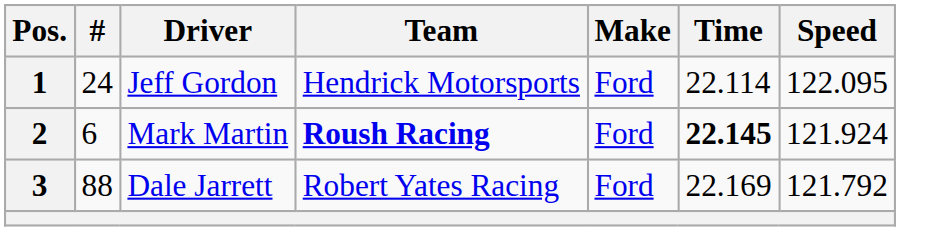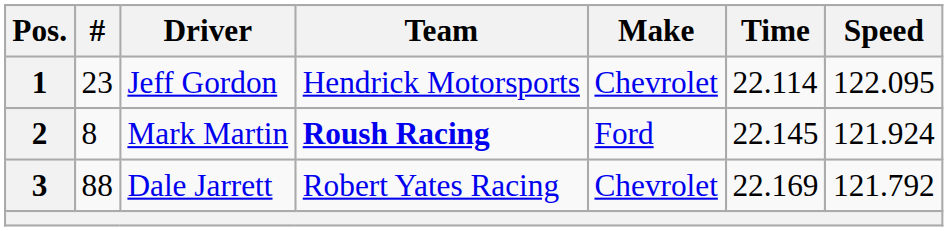(97, 82) 24 -> (97, 82) 23
(624, 82) Ford -> (656, 82) Chevrolet
(89, 133) 6 -> (89, 133) 8
(729, 133) bold -> (775, 133) normal
(624, 185) Ford -> (656, 185) Chevrolet
